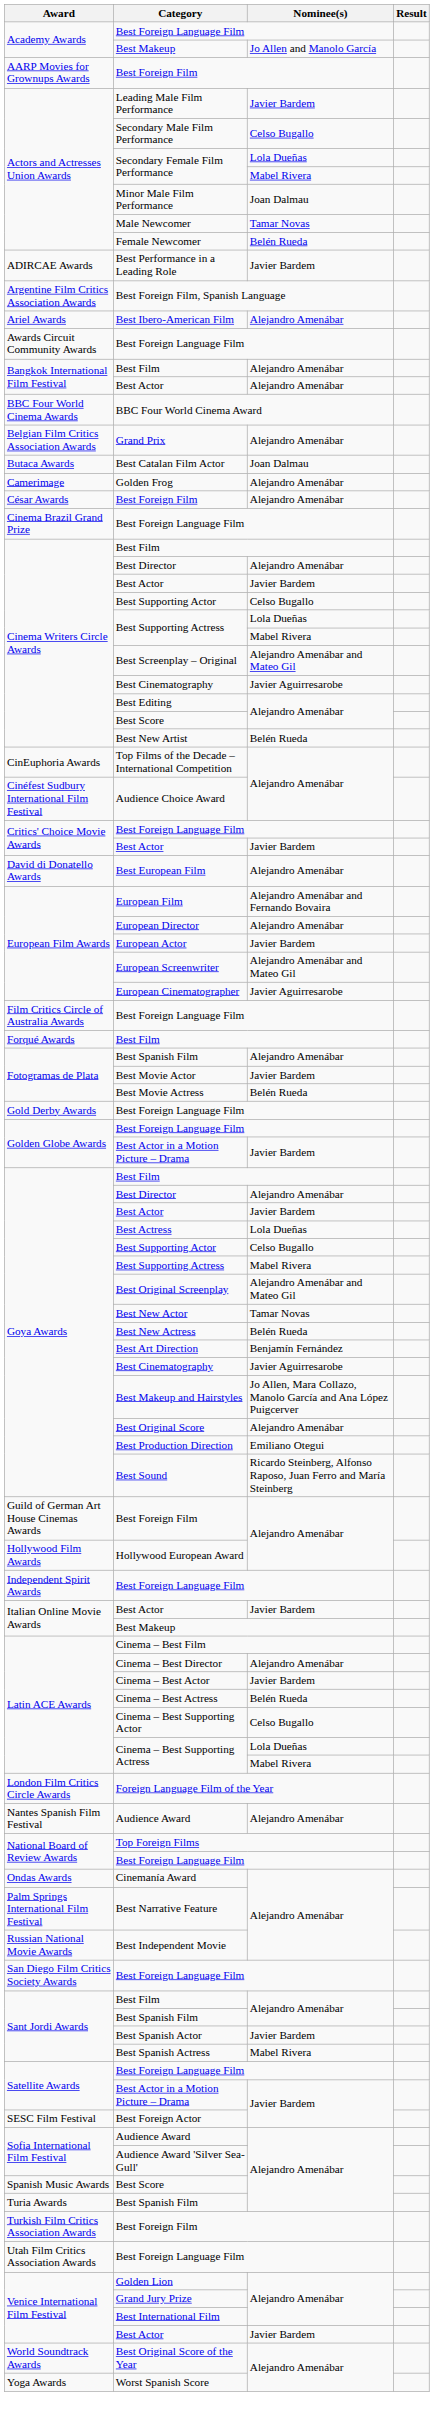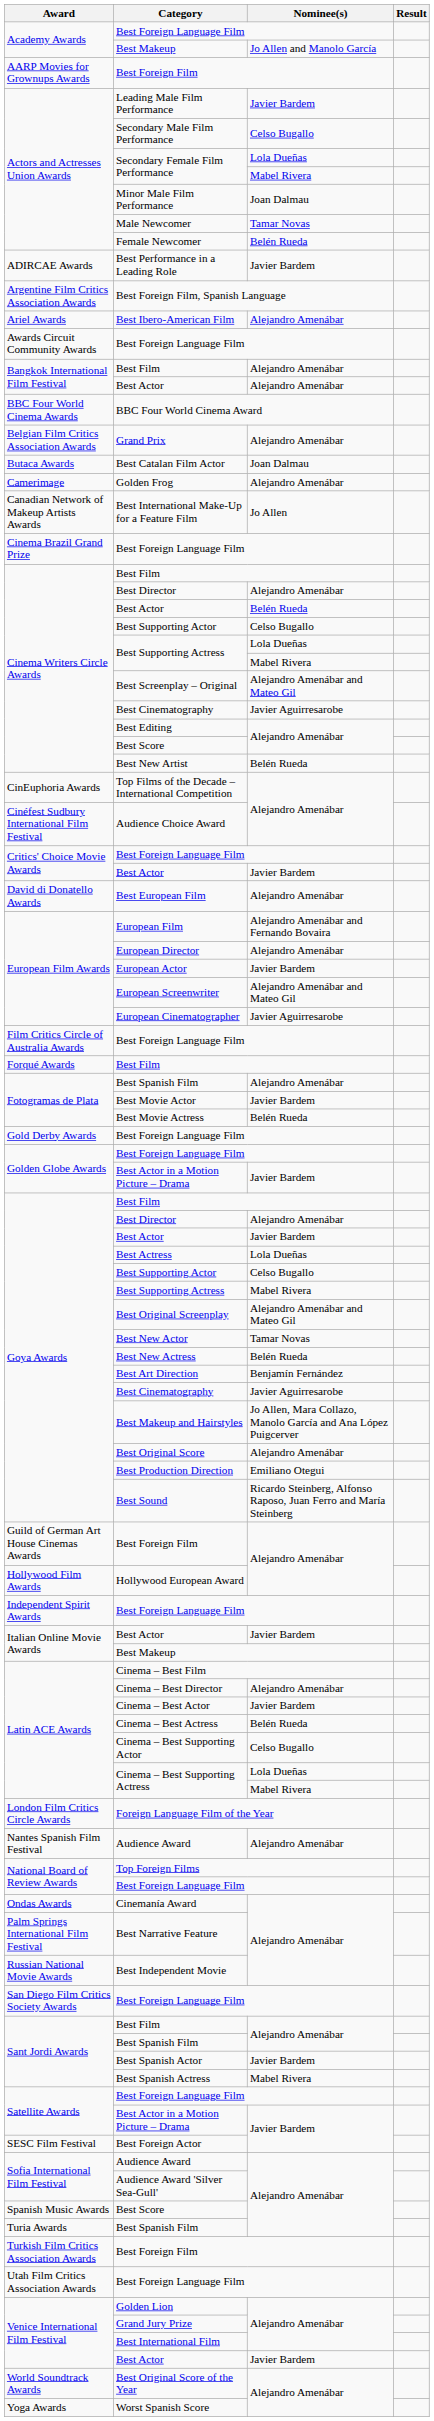+ row: (55, 512)
- row: (38, 499)
(282, 583) Javier Bardem -> (279, 608) Belén Rueda
